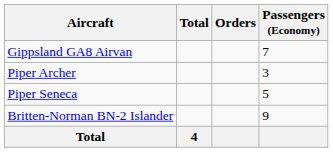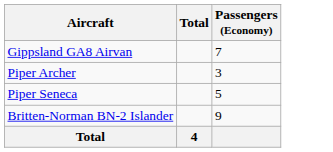- column: (236, 22)
